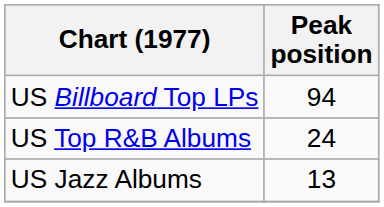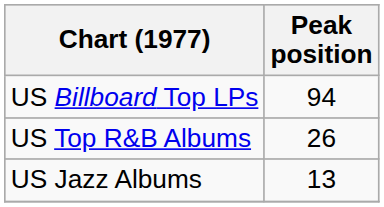(321, 138) 24 -> (321, 138) 26
